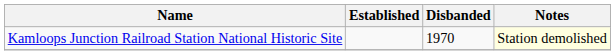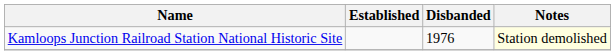(440, 38) 1970 -> (440, 38) 1976
